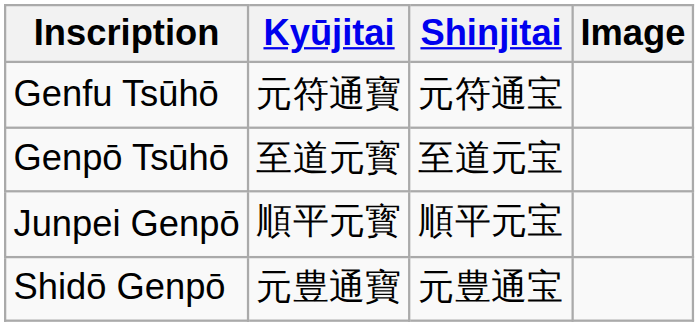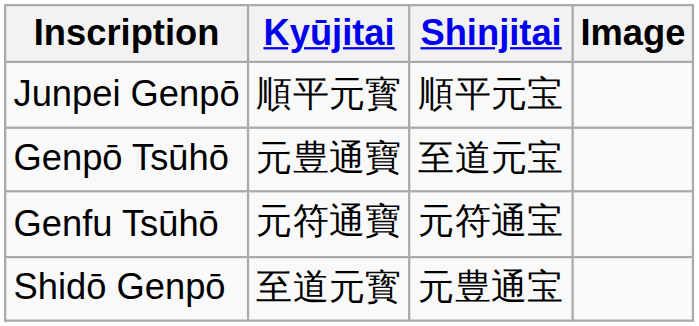rows swapped: (127, 223) <-> (116, 94)
(329, 157) 至道元寳 -> (329, 157) 元豊通寶
(329, 286) 元豊通寶 -> (329, 286) 至道元寳
